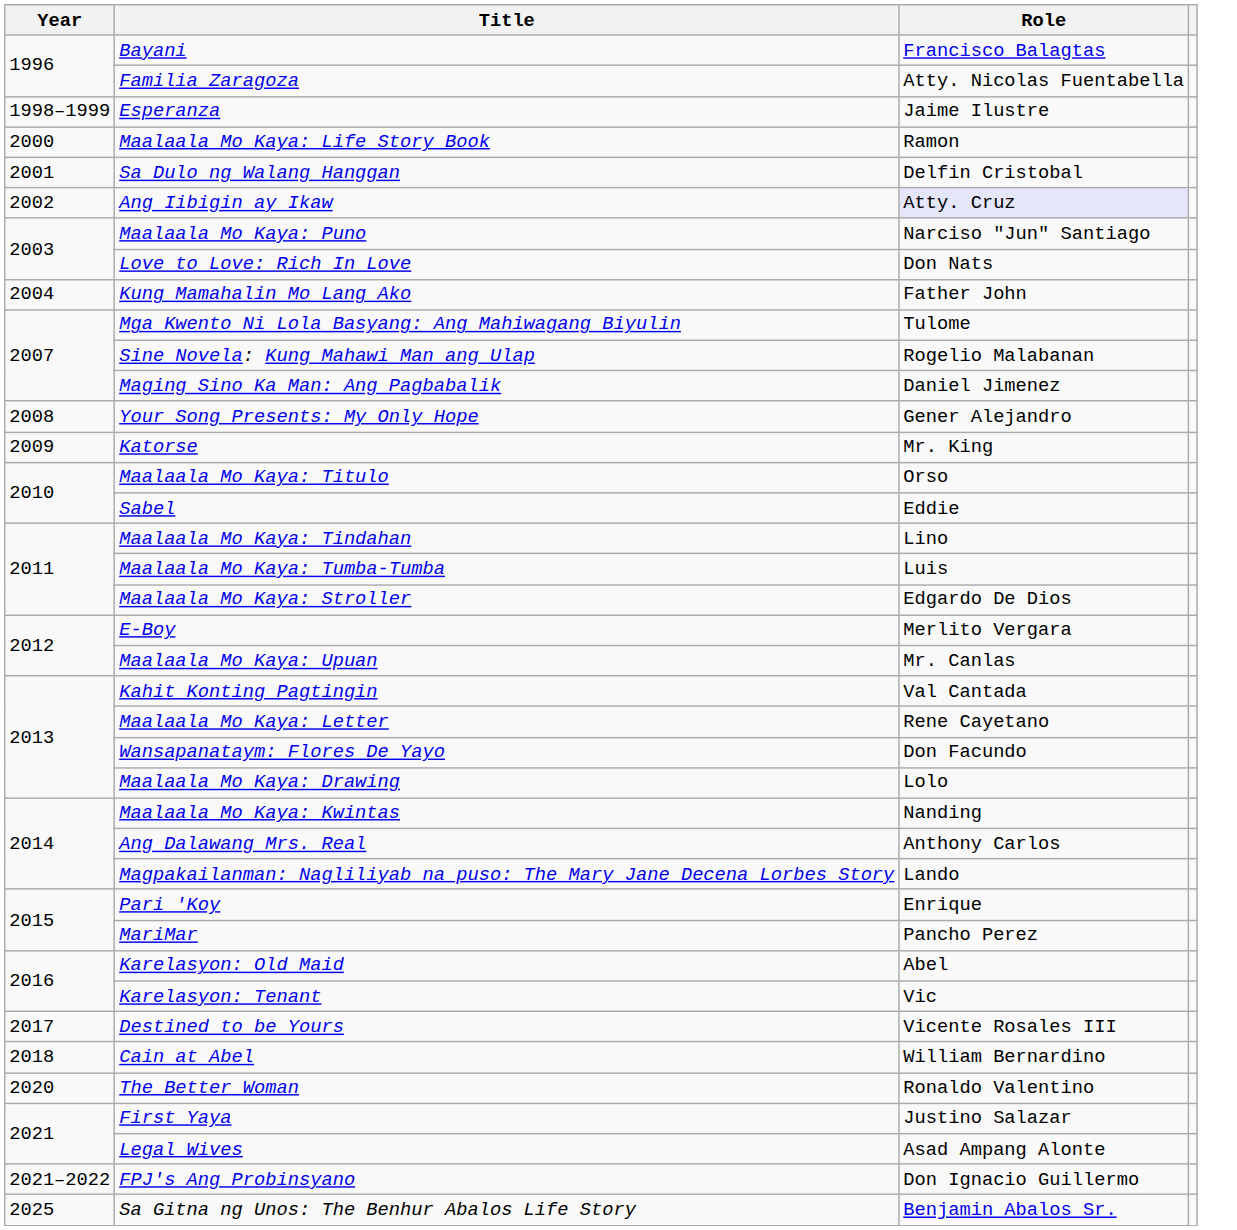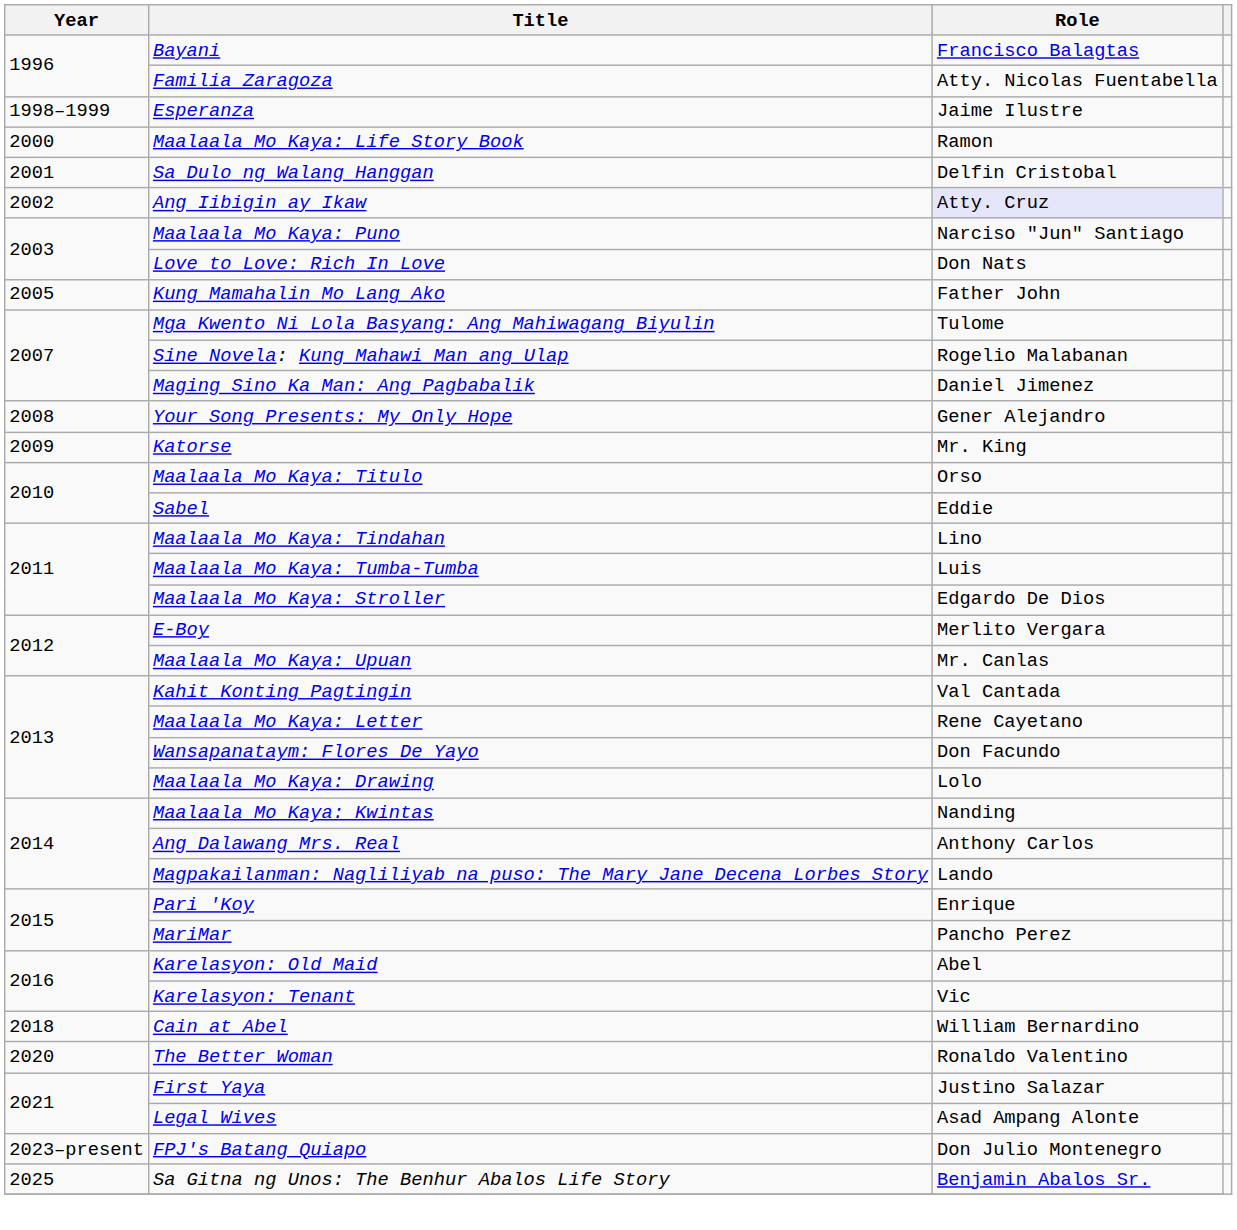(32, 295) 2004 -> (32, 295) 2005
- row: (232, 1027)
- row: (237, 1179)
+ row: (260, 1149)
